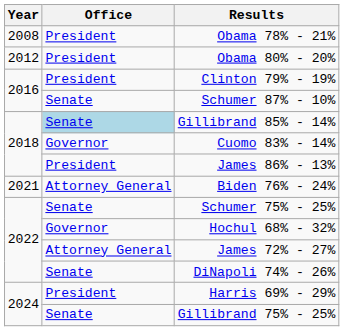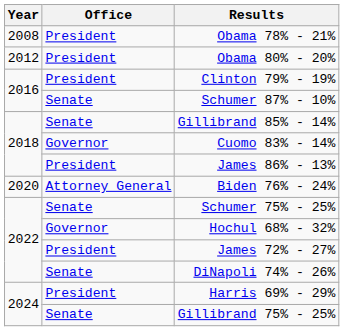(69, 122) lightblue background -> (69, 122) no background
(23, 186) 2021 -> (23, 186) 2020
(108, 251) Attorney General -> (81, 251) President
